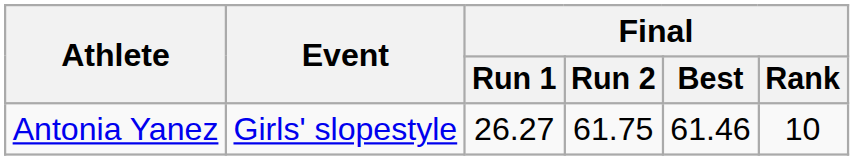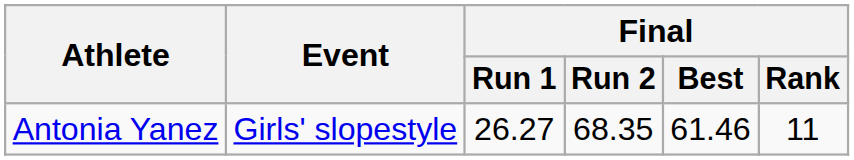(613, 129) 61.75 -> (613, 129) 68.35
(803, 129) 10 -> (803, 129) 11
